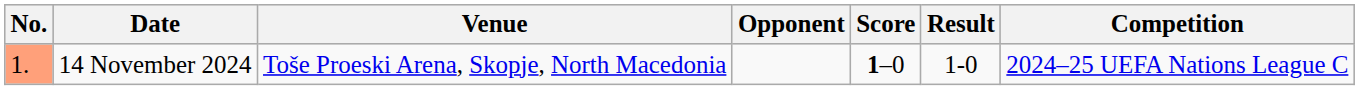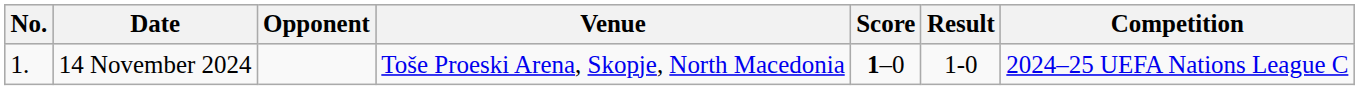columns swapped: (495, 24) <-> (791, 24)
(20, 63) lightsalmon background -> (20, 63) no background
